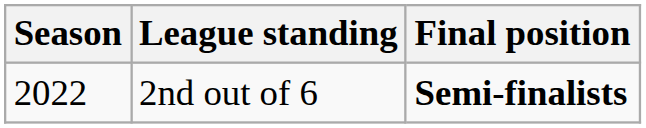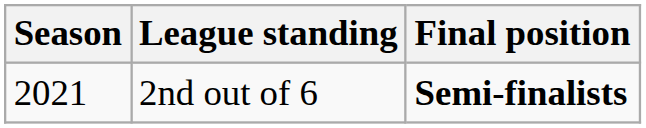(50, 92) 2022 -> (50, 92) 2021
